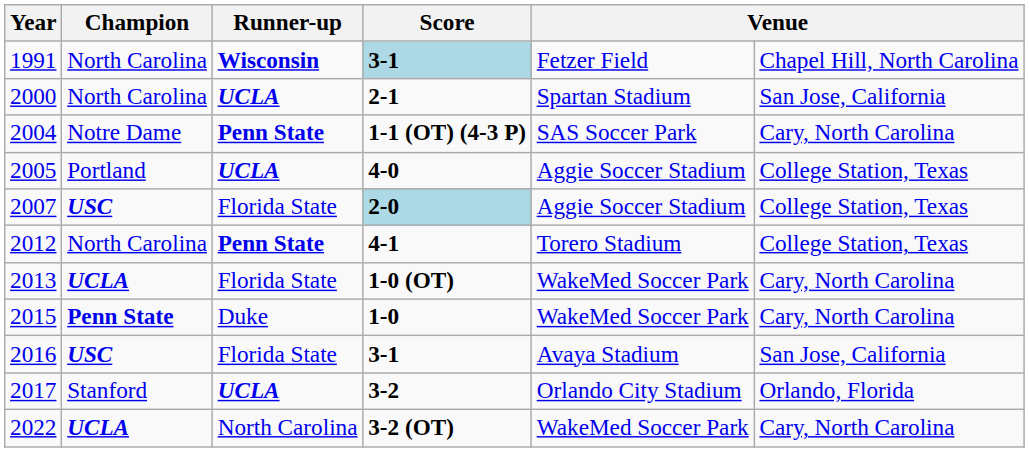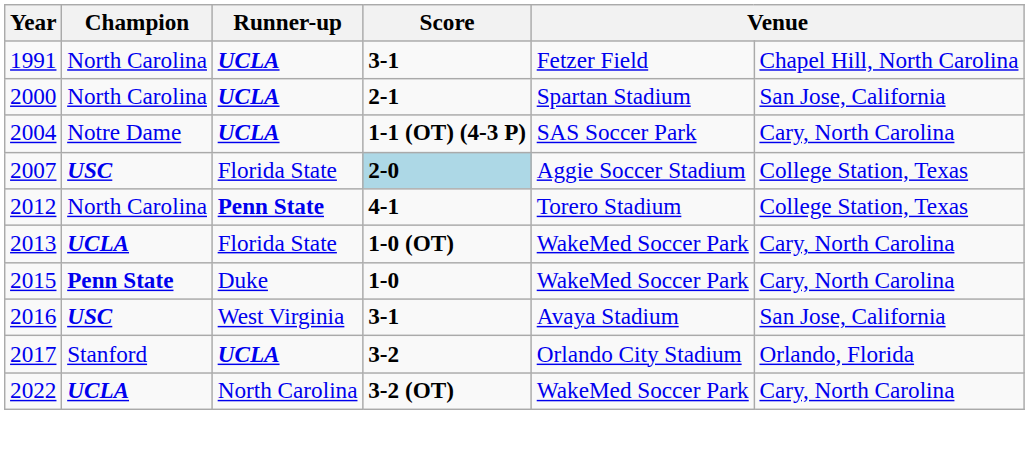(268, 59) Wisconsin -> (249, 59) UCLA
(384, 59) lightblue background -> (384, 59) no background
(271, 133) Penn State -> (249, 133) UCLA
- row: (33, 170)
(277, 354) Florida State -> (281, 317) West Virginia
